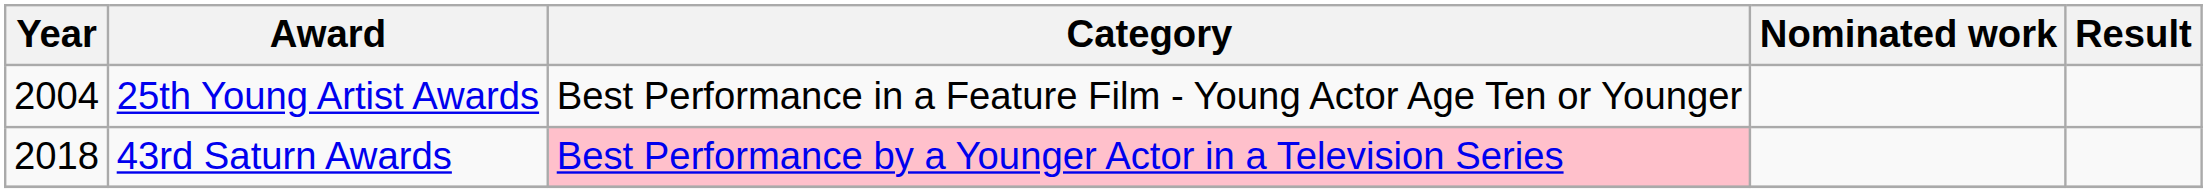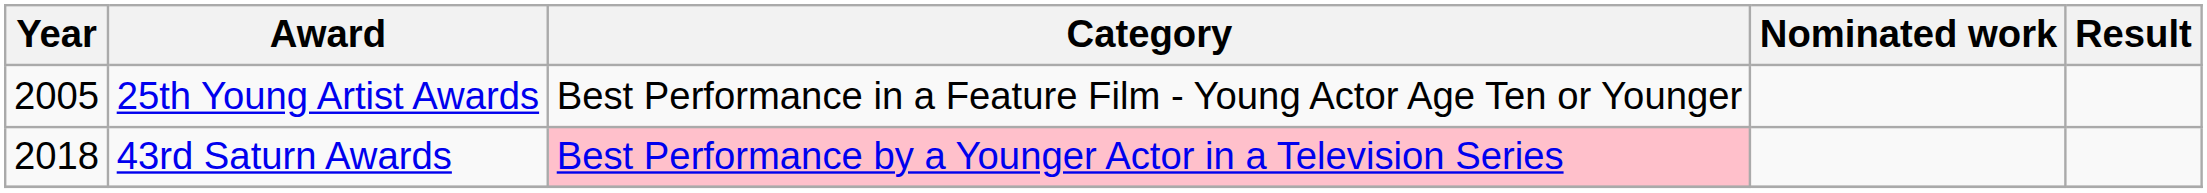(57, 95) 2004 -> (57, 95) 2005
